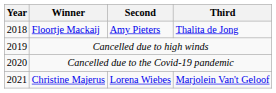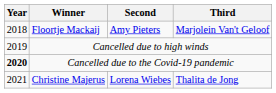(207, 29) Thalita de Jong -> (223, 29) Marjolein Van't Geloof
(17, 63) normal -> (17, 63) bold
(223, 80) Marjolein Van't Geloof -> (207, 80) Thalita de Jong
